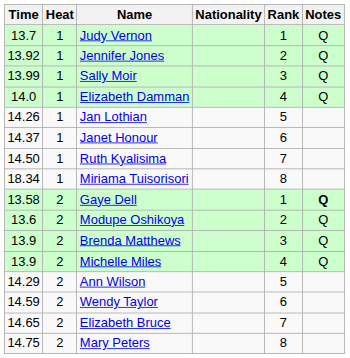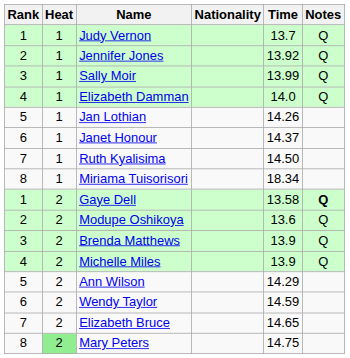columns swapped: (283, 14) <-> (24, 14)
(60, 343) no background -> (59, 343) lightgreen background
